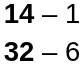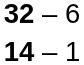rows swapped: (42, 52) <-> (42, 14)
